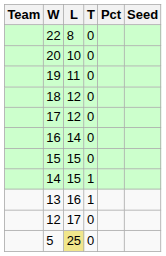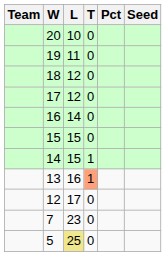- row: (53, 35)
(91, 199) no background -> (91, 179) lightsalmon background
+ row: (50, 220)
